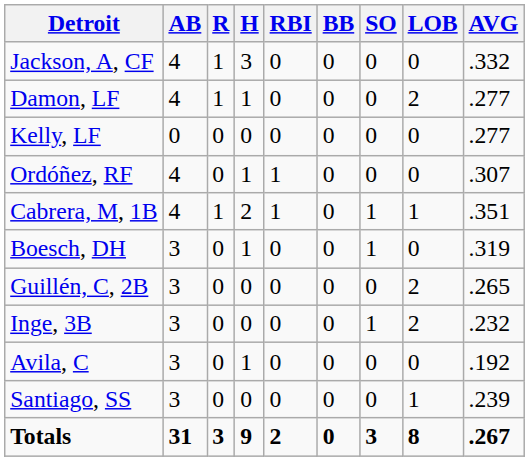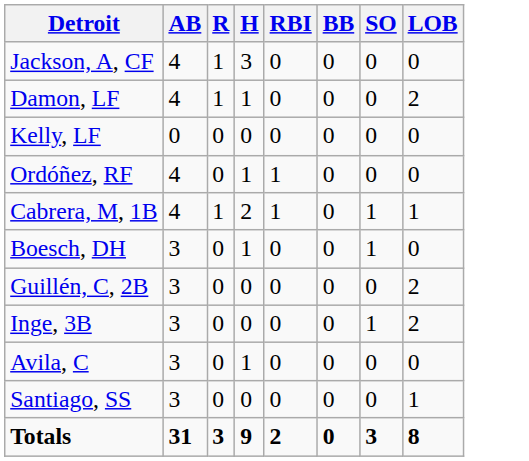- column: (493, 23)
